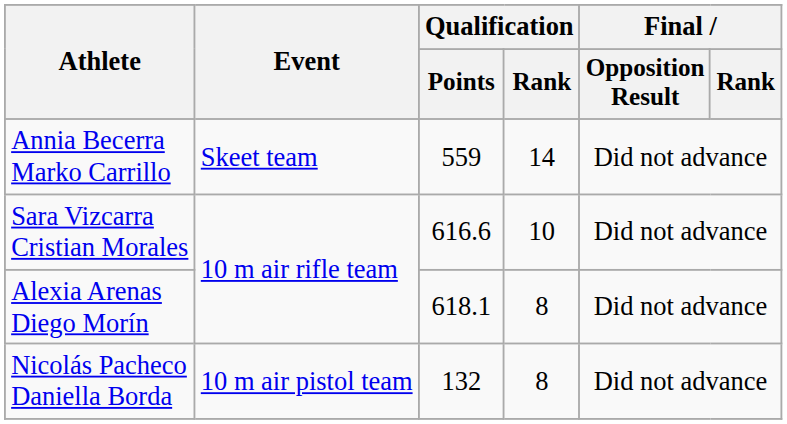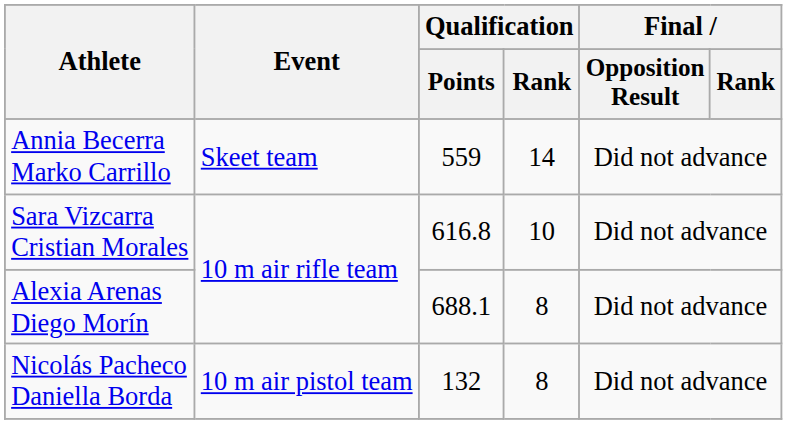(461, 231) 616.6 -> (461, 231) 616.8
(461, 306) 618.1 -> (461, 306) 688.1
